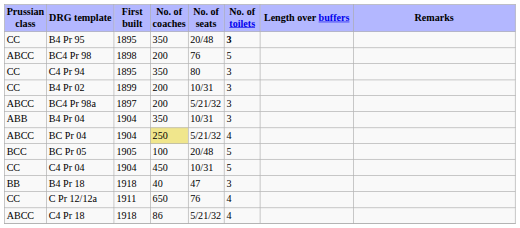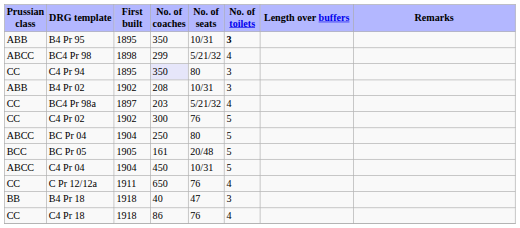(13, 39) CC -> (17, 39) ABB
(202, 39) 20/48 -> (202, 39) 10/31
(160, 55) 200 -> (160, 55) 299
(195, 55) 76 -> (206, 55) 5/21/32
(229, 55) 5 -> (229, 55) 4
(160, 71) no background -> (160, 71) lavender background
(13, 87) CC -> (17, 87) ABB
(127, 87) 1899 -> (127, 87) 1902
(160, 87) 200 -> (160, 87) 208
(20, 103) ABCC -> (13, 103) CC
(160, 103) 200 -> (160, 103) 203
(229, 103) 3 -> (229, 103) 4
+ row: (67, 119)
- row: (67, 119)
(160, 135) khaki background -> (160, 135) no background
(206, 135) 5/21/32 -> (195, 135) 80
(229, 135) 4 -> (229, 135) 5
(160, 151) 100 -> (160, 151) 161
(13, 167) CC -> (20, 167) ABCC
rows swapped: (73, 199) <-> (67, 183)
(20, 215) ABCC -> (13, 215) CC
(206, 215) 5/21/32 -> (195, 215) 76
